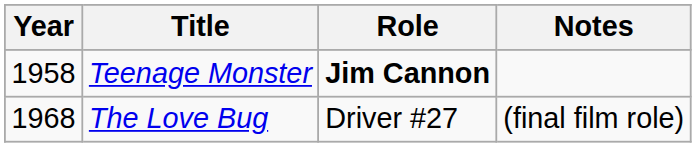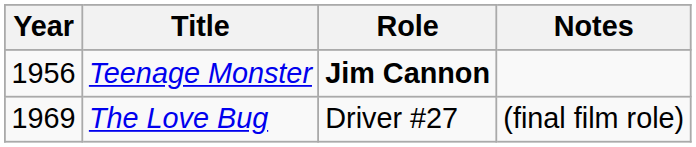(44, 73) 1958 -> (44, 73) 1956
(44, 118) 1968 -> (44, 118) 1969
